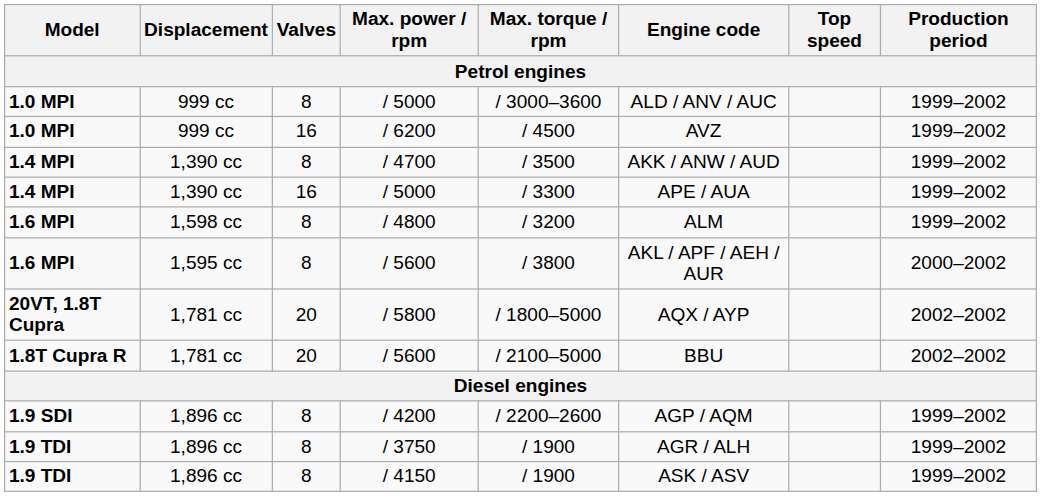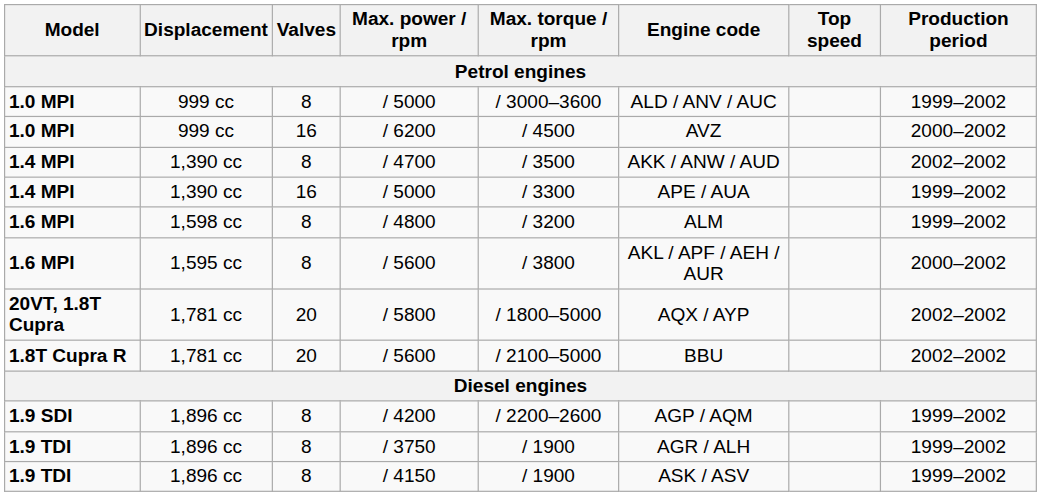(958, 131) 1999–2002 -> (958, 131) 2000–2002
(958, 161) 1999–2002 -> (958, 161) 2002–2002
